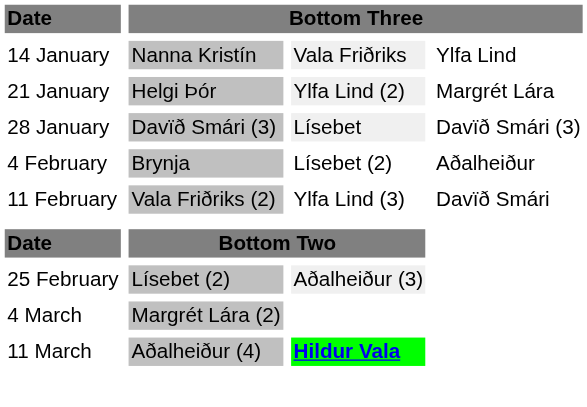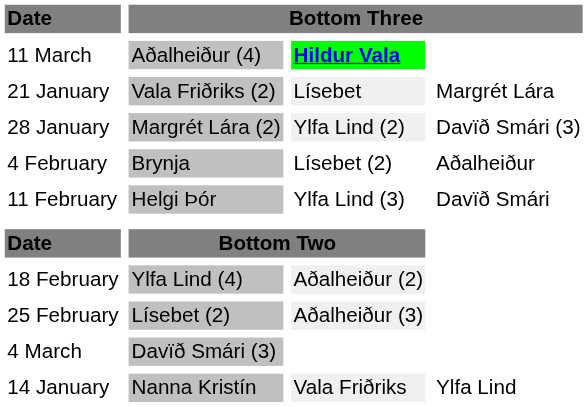rows swapped: (58, 54) <-> (50, 351)
(174, 91) Helgi Þór -> (204, 91) Vala Friðriks (2)
(349, 91) Ylfa Lind (2) -> (327, 91) Lísebet
(204, 127) Davïð Smári (3) -> (206, 127) Margrét Lára (2)
(327, 127) Lísebet -> (349, 127) Ylfa Lind (2)
(204, 199) Vala Friðriks (2) -> (174, 199) Helgi Þór
+ row: (63, 279)
(206, 315) Margrét Lára (2) -> (204, 351) Davïð Smári (3)
